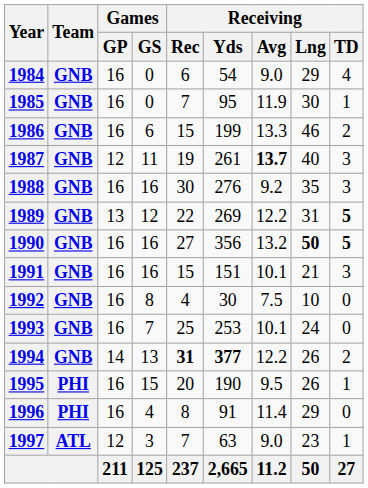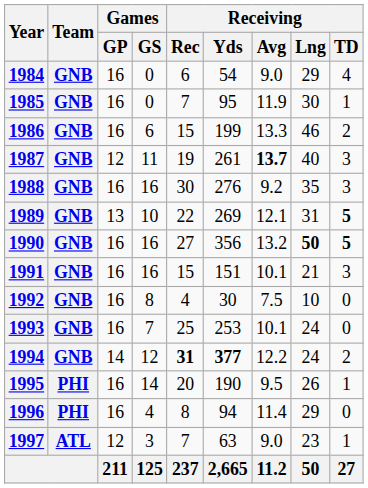(149, 215) 12 -> (149, 215) 10
(271, 215) 12.2 -> (271, 215) 12.1
(149, 356) 13 -> (149, 356) 12
(310, 356) 26 -> (310, 356) 24
(149, 384) 15 -> (149, 384) 14
(228, 412) 91 -> (228, 412) 94
